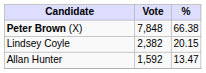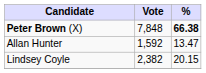(186, 28) normal -> (186, 28) bold
rows swapped: (38, 44) <-> (34, 60)
